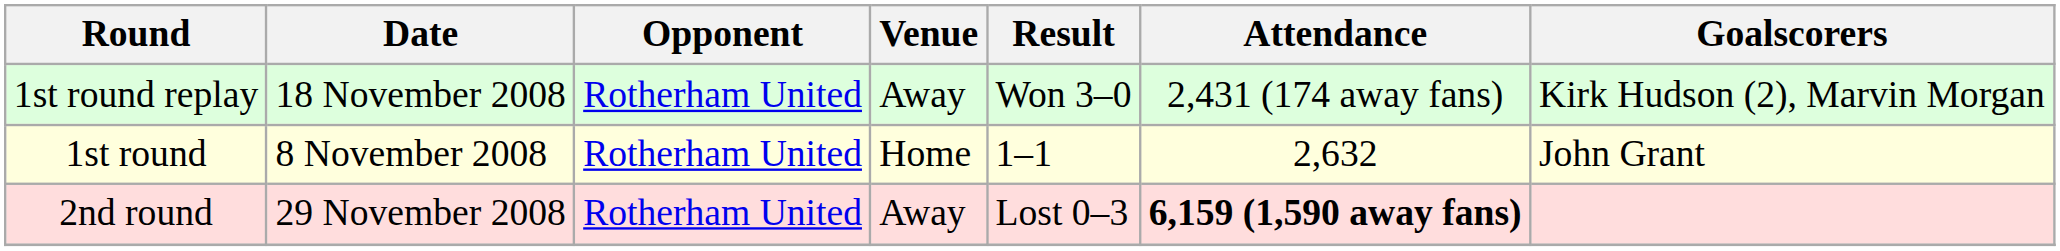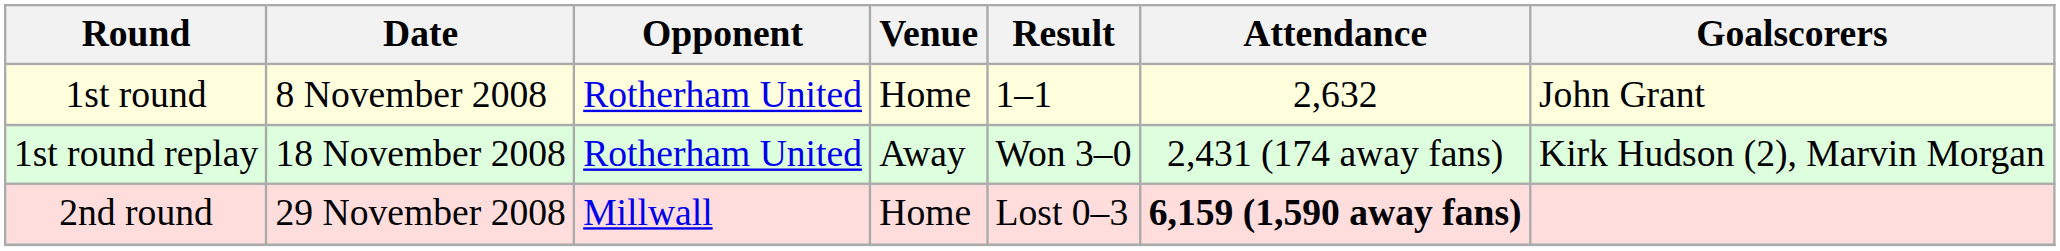rows swapped: (136, 153) <-> (136, 93)
(723, 213) Rotherham United -> (648, 213) Millwall
(922, 213) Away -> (925, 213) Home
